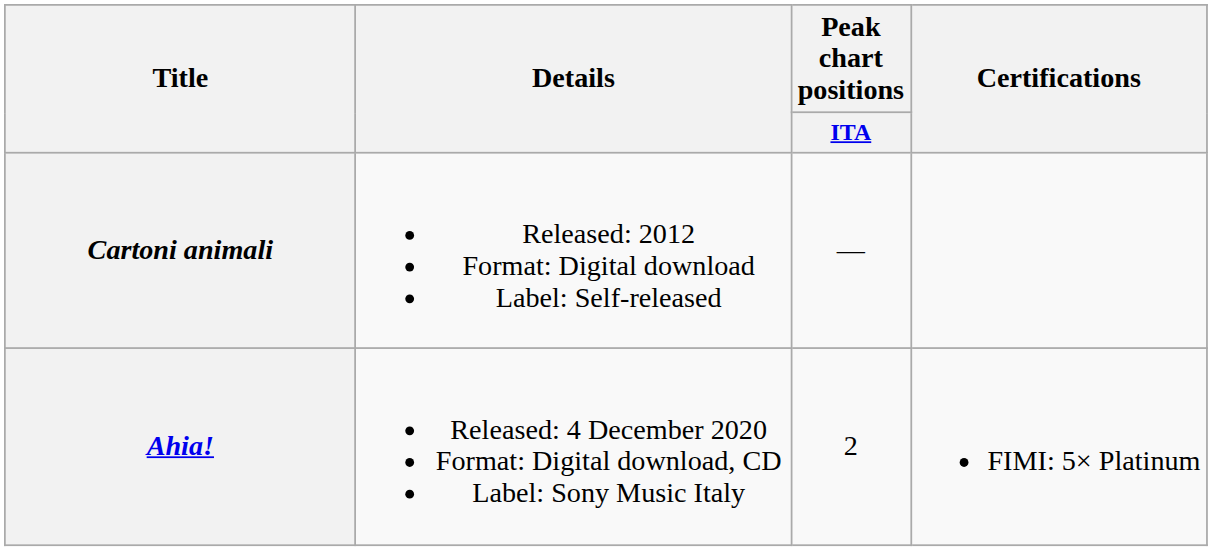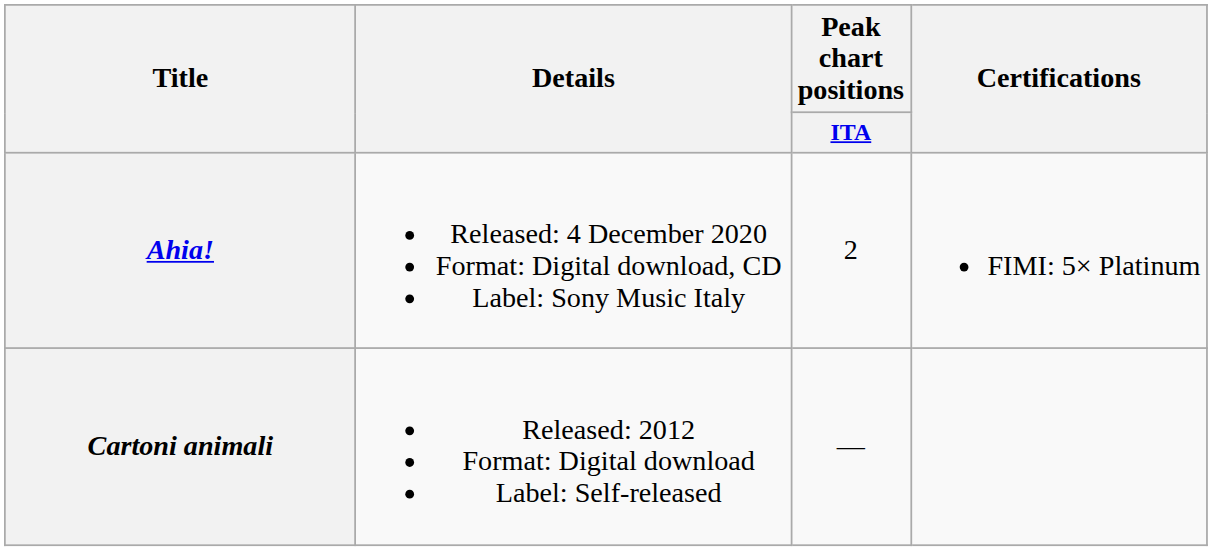rows swapped: (180, 250) <-> (180, 446)
